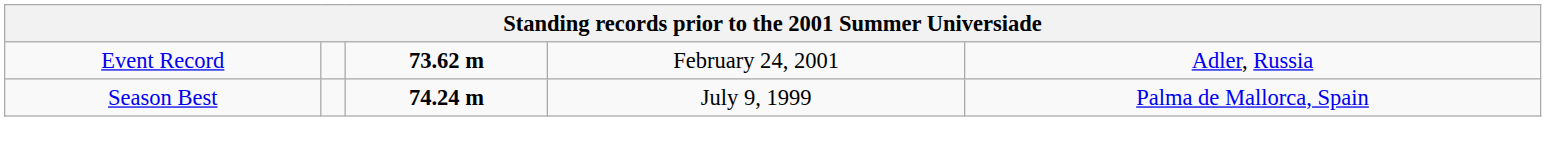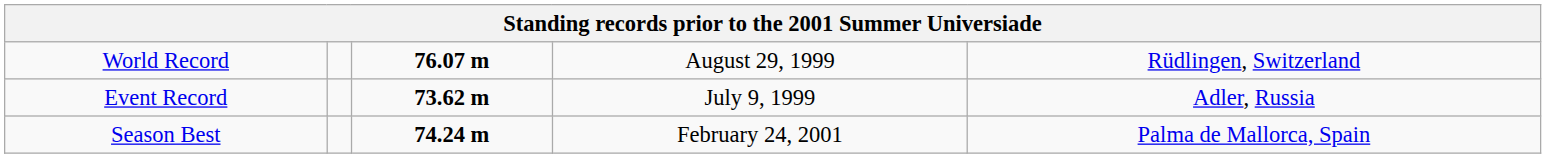+ row: (166, 59)
(756, 59) February 24, 2001 -> (760, 96) July 9, 1999
(756, 96) July 9, 1999 -> (760, 134) February 24, 2001
